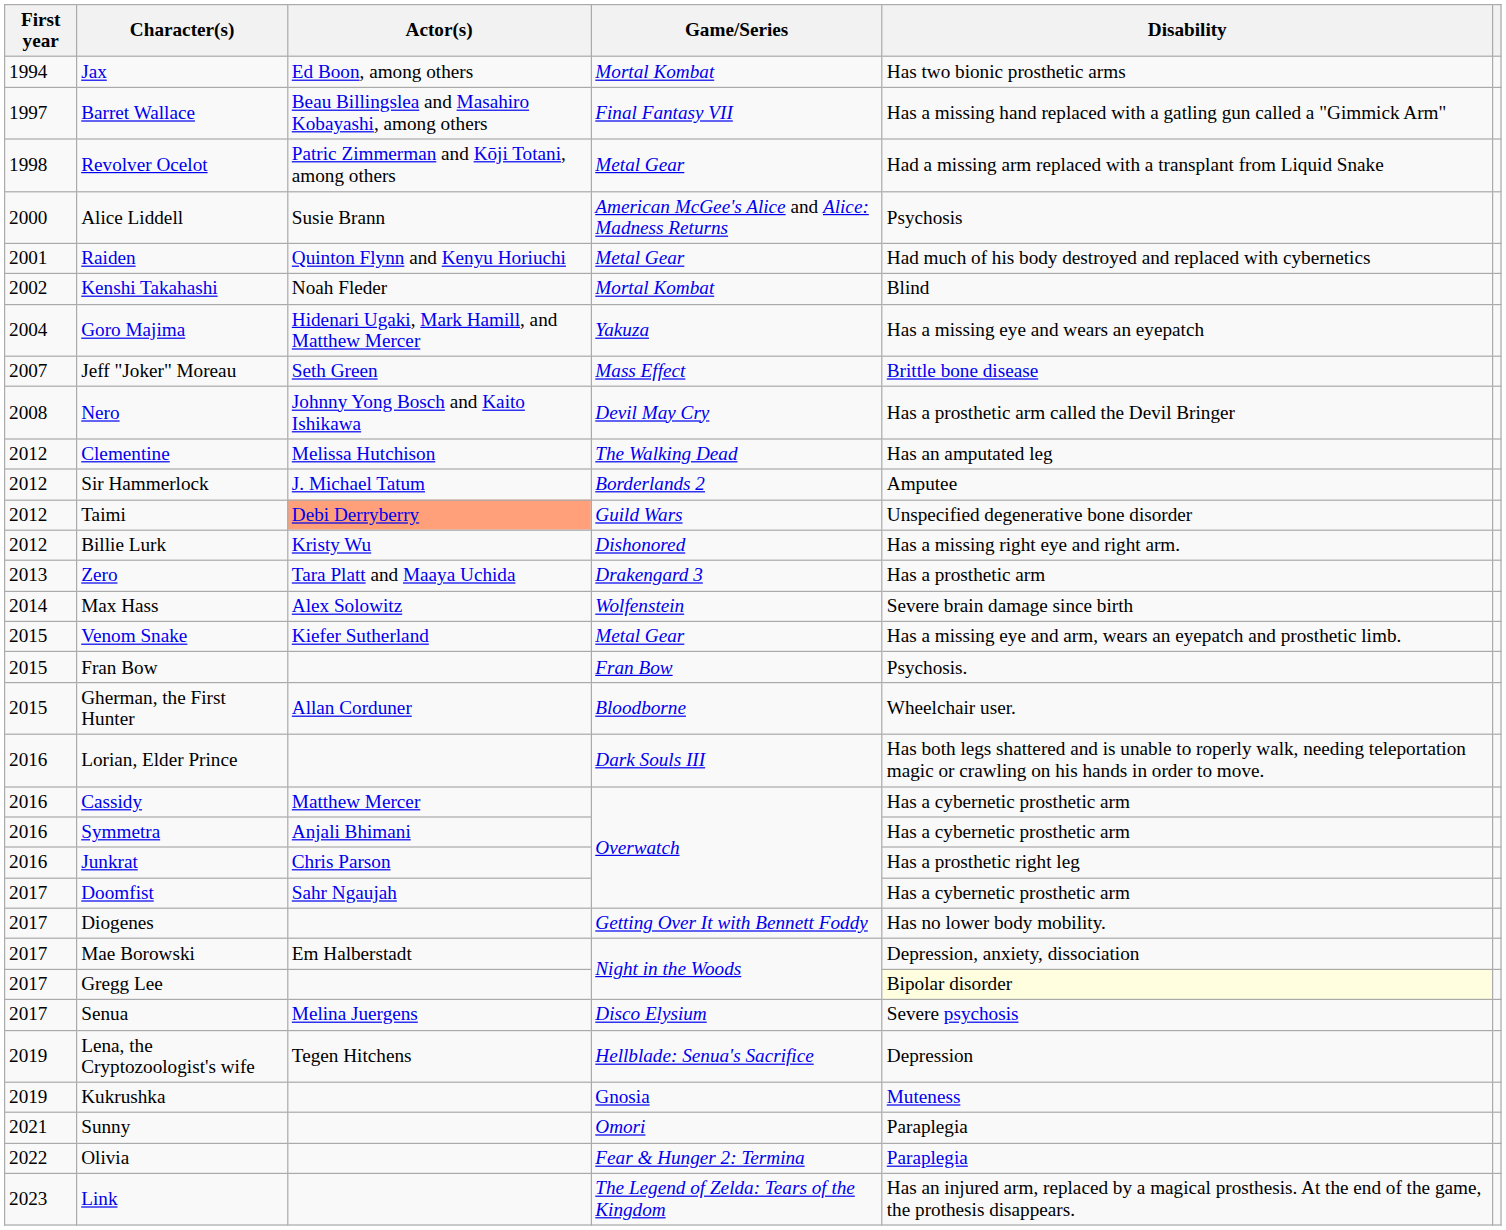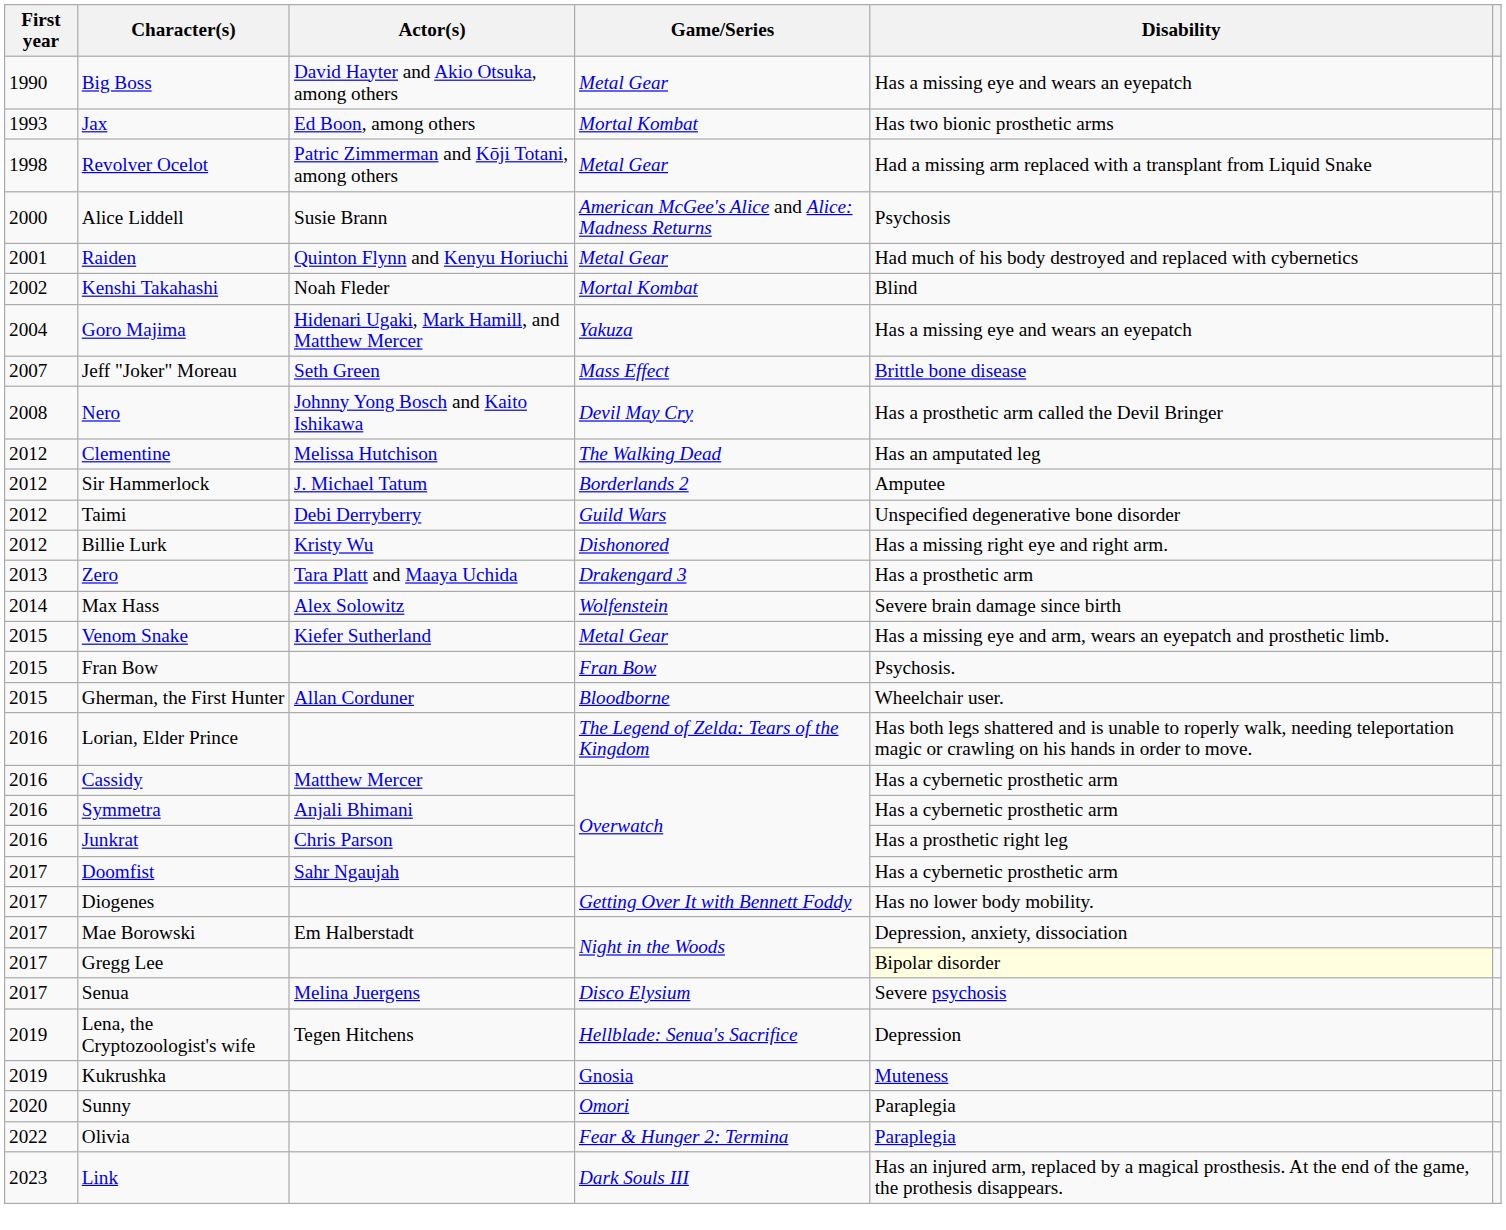+ row: (117, 82)
(28, 71) 1994 -> (28, 123) 1993
- row: (138, 113)
(356, 514) lightsalmon background -> (358, 514) no background
(650, 760) Dark Souls III -> (709, 738) The Legend of Zelda: Tears of the Kingdom
(28, 1127) 2021 -> (28, 1106) 2020
(725, 1199) The Legend of Zelda: Tears of the Kingdom -> (634, 1177) Dark Souls III
